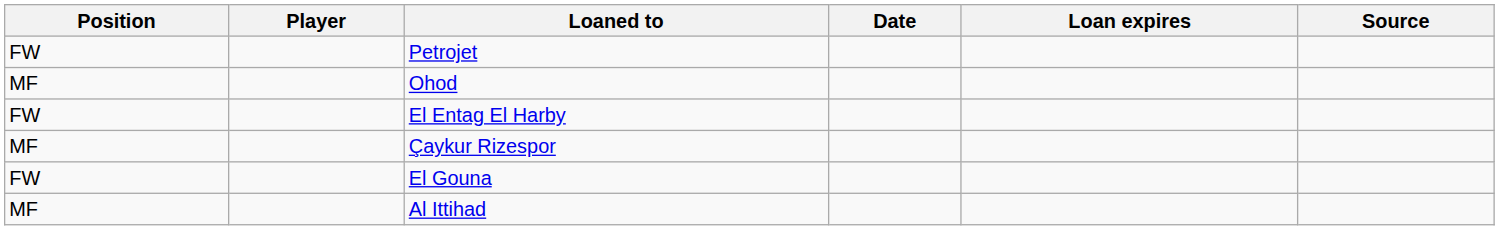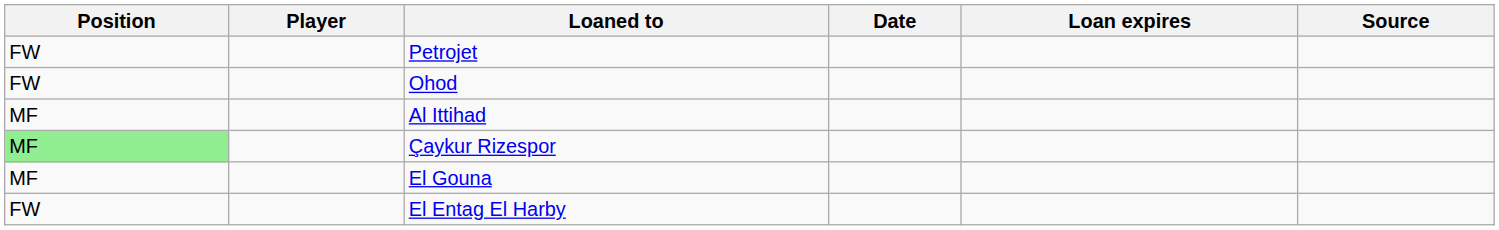(24, 84) MF -> (25, 84) FW
rows swapped: (447, 210) <-> (487, 115)
(24, 147) no background -> (24, 147) lightgreen background
(25, 178) FW -> (24, 178) MF
